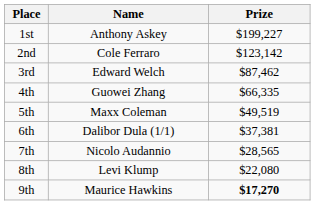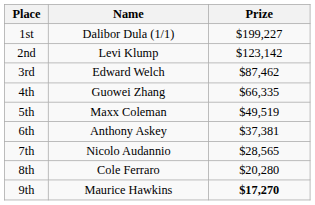(128, 33) Anthony Askey -> (128, 33) Dalibor Dula (1/1)
(128, 53) Cole Ferraro -> (128, 53) Levi Klump
(128, 131) Dalibor Dula (1/1) -> (128, 131) Anthony Askey
(128, 170) Levi Klump -> (128, 170) Cole Ferraro
(259, 170) $22,080 -> (259, 170) $20,280
